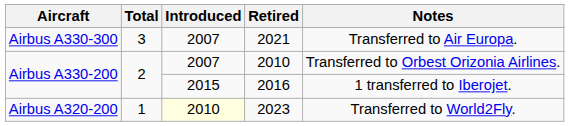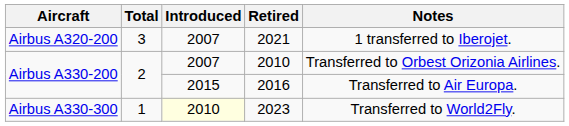(63, 39) Airbus A330-300 -> (63, 39) Airbus A320-200
(433, 39) Transferred to Air Europa. -> (433, 39) 1 transferred to Iberojet.
(433, 86) 1 transferred to Iberojet. -> (433, 86) Transferred to Air Europa.
(63, 109) Airbus A320-200 -> (63, 109) Airbus A330-300
